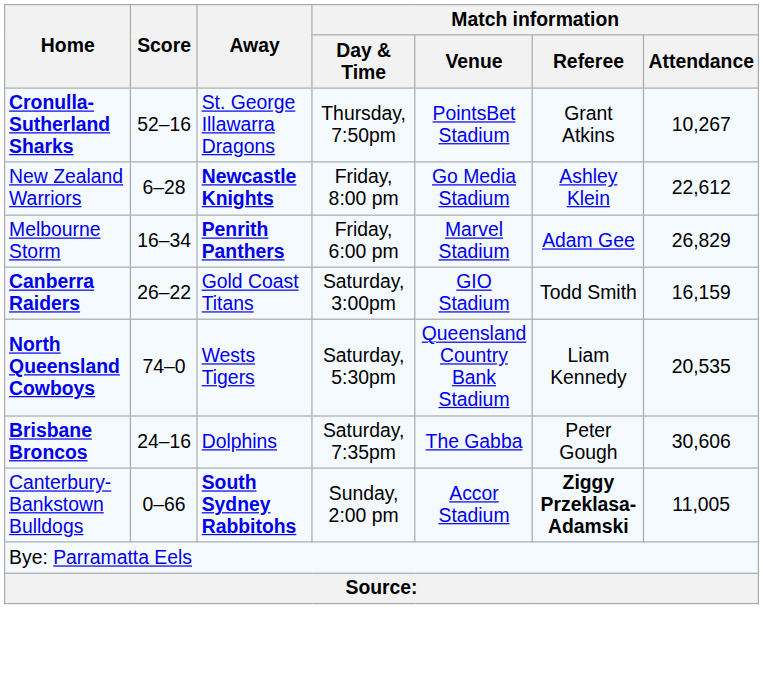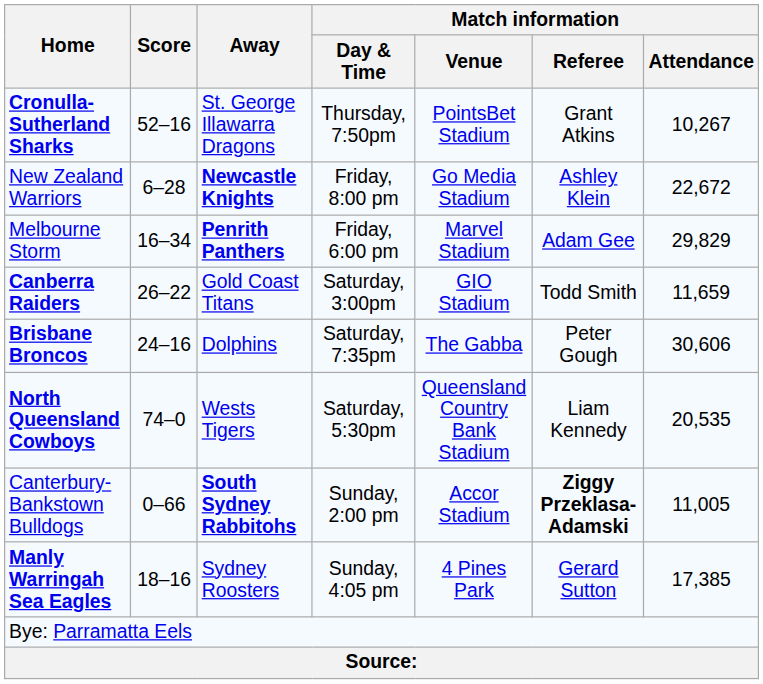(701, 188) 22,612 -> (701, 188) 22,672
(701, 240) 26,829 -> (701, 240) 29,829
(701, 293) 16,159 -> (701, 293) 11,659
rows swapped: (64, 367) <-> (50, 441)
+ row: (60, 579)
